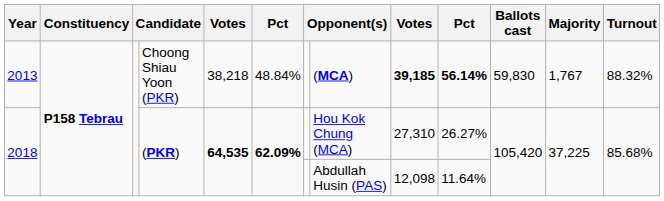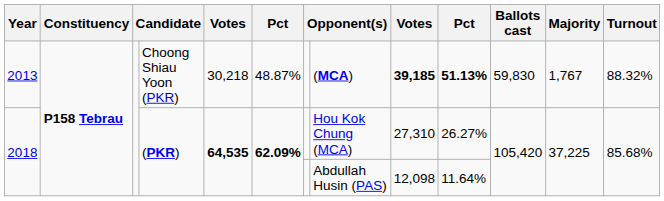(228, 74) 38,218 -> (228, 74) 30,218
(278, 74) 48.84% -> (278, 74) 48.87%
(464, 74) 56.14% -> (464, 74) 51.13%
